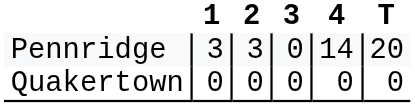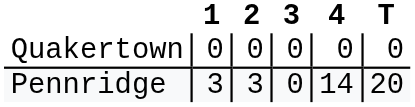rows swapped: (97, 83) <-> (89, 50)
